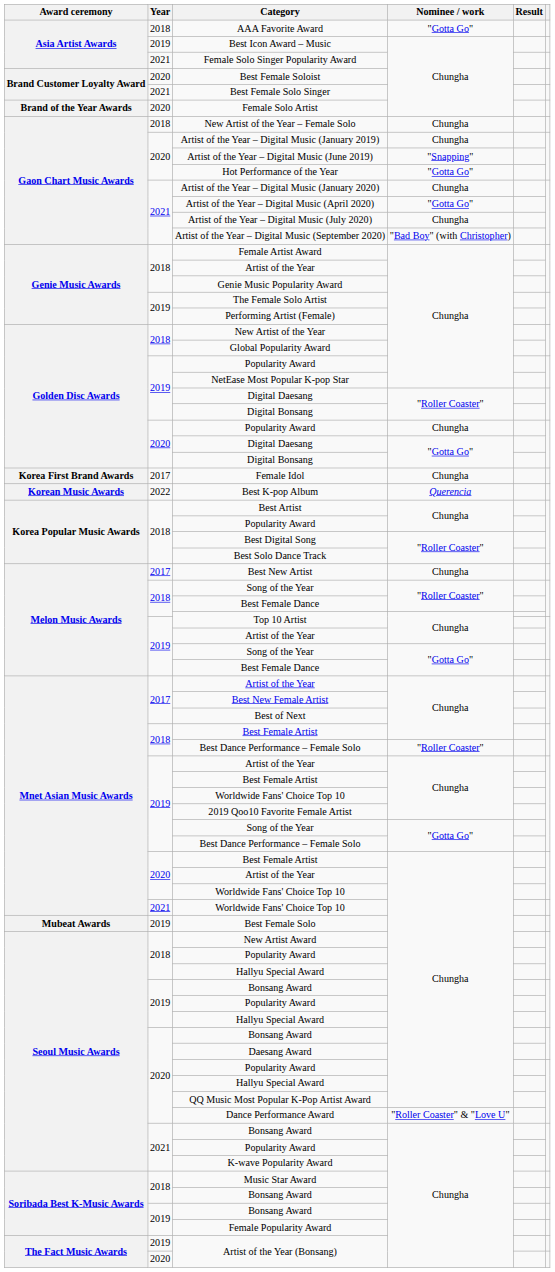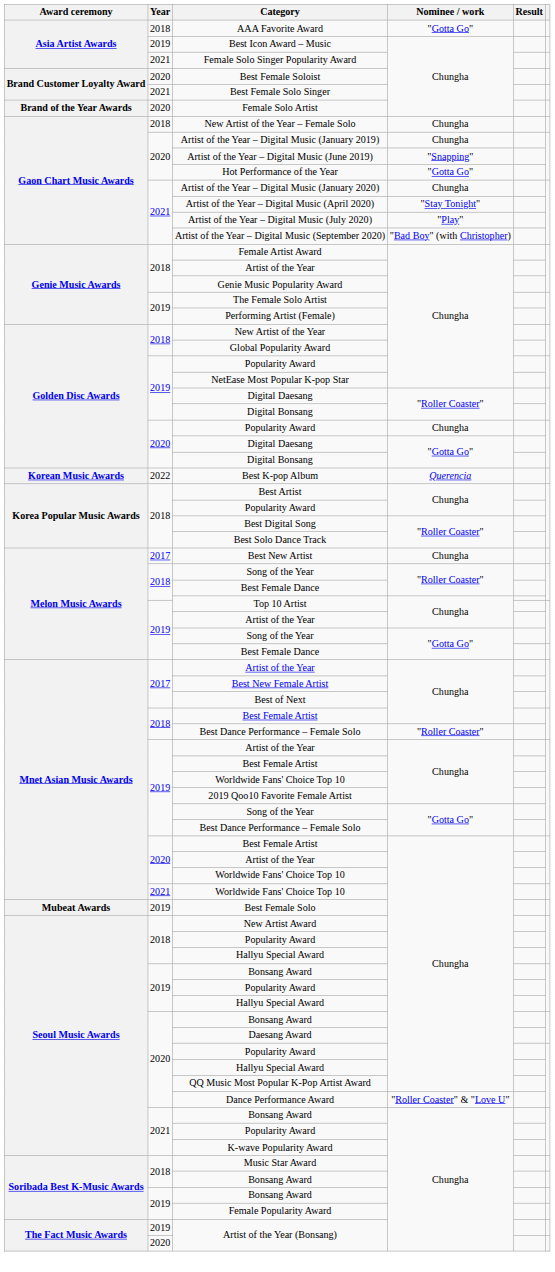(450, 204) "Gotta Go" -> (450, 204) "Stay Tonight"
(450, 220) Chungha -> (450, 220) "Play"
- row: (160, 476)
